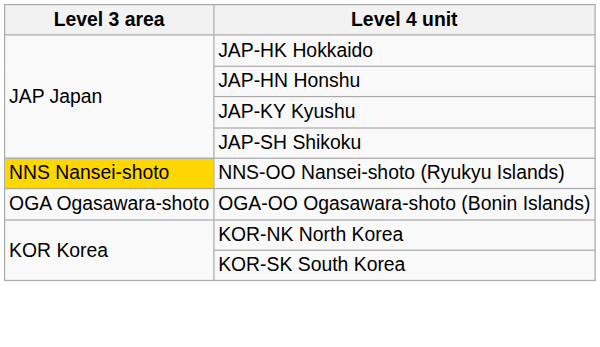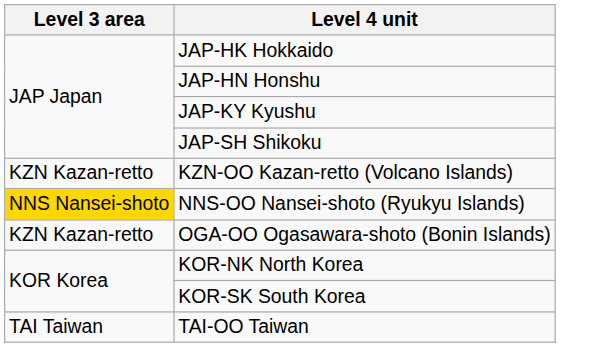+ row: (346, 173)
(109, 204) OGA Ogasawara-shoto -> (81, 234) KZN Kazan-retto
+ row: (244, 326)
